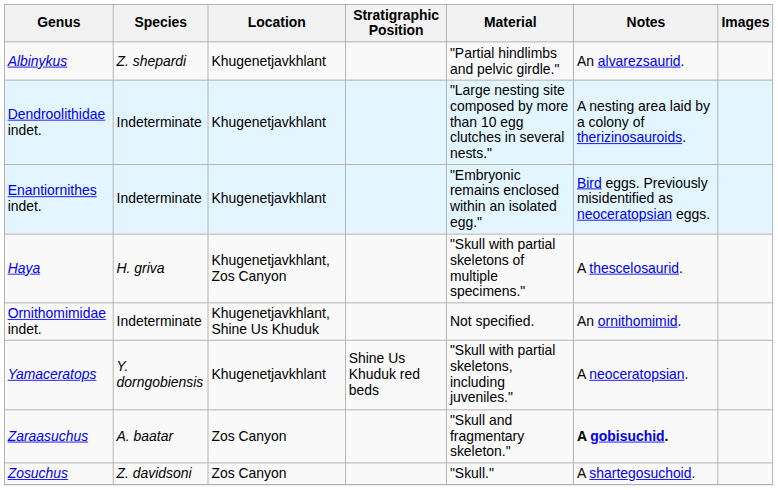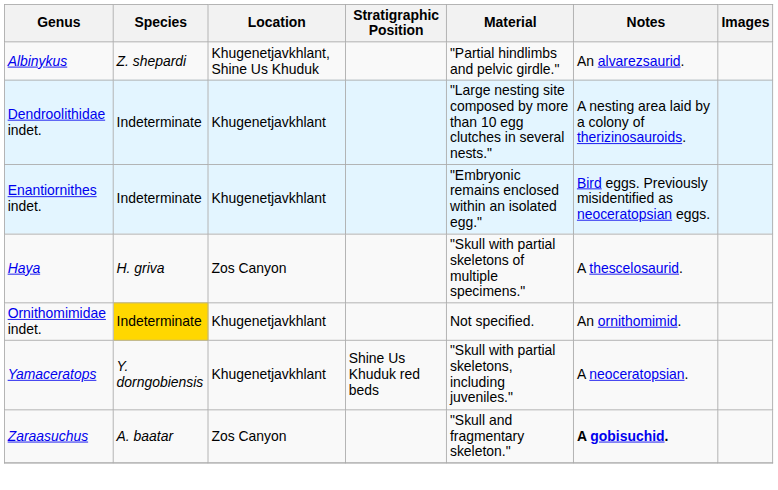(269, 61) Khugenetjavkhlant -> (271, 61) Khugenetjavkhlant, Shine Us Khuduk
(271, 268) Khugenetjavkhlant, Zos Canyon -> (249, 268) Zos Canyon
(159, 321) no background -> (159, 321) gold background
(271, 321) Khugenetjavkhlant, Shine Us Khuduk -> (269, 321) Khugenetjavkhlant
- row: (38, 474)
